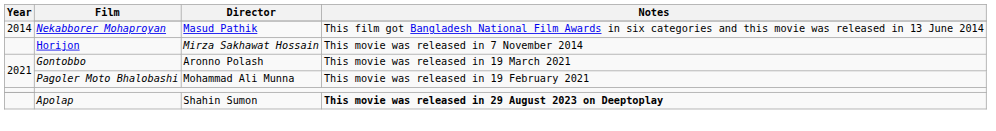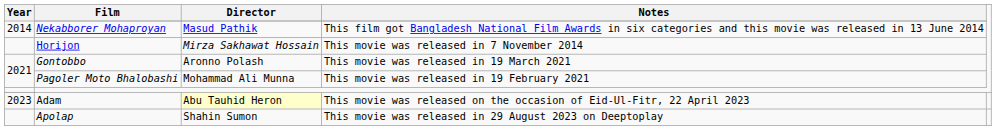+ row: (19, 101)
(494, 101) bold -> (494, 117) normal
